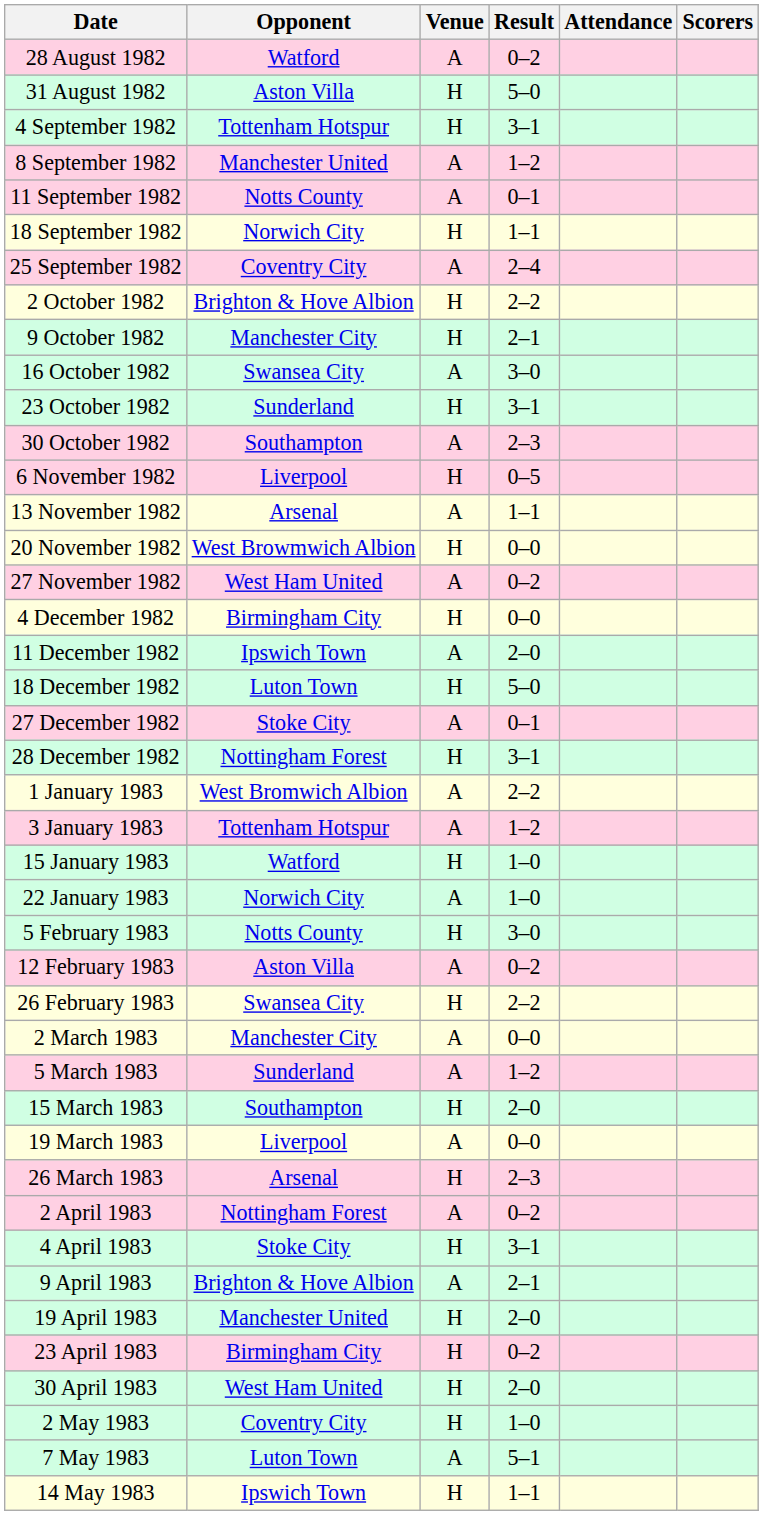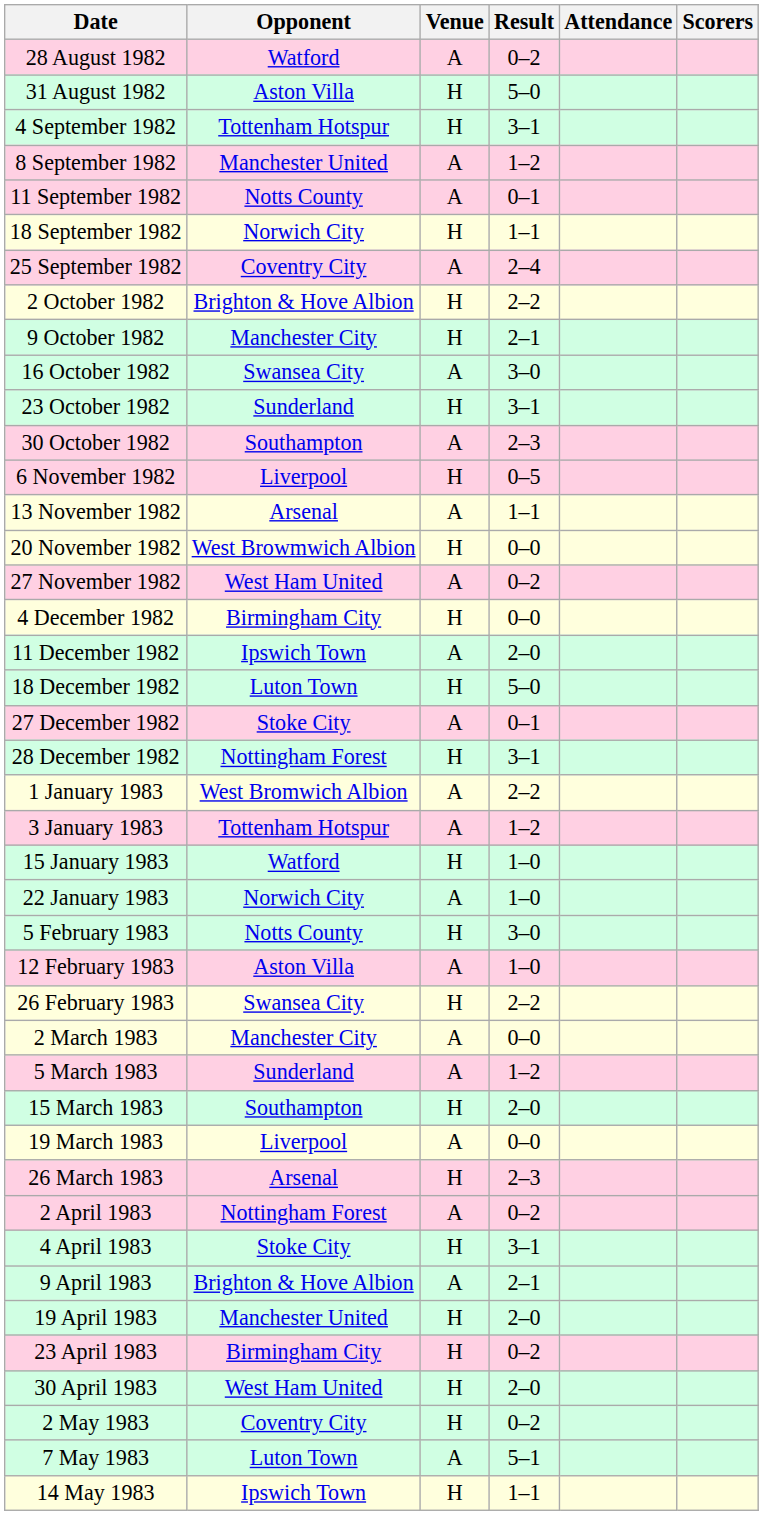(524, 967) 0–2 -> (524, 967) 1–0
(524, 1422) 1–0 -> (524, 1422) 0–2
